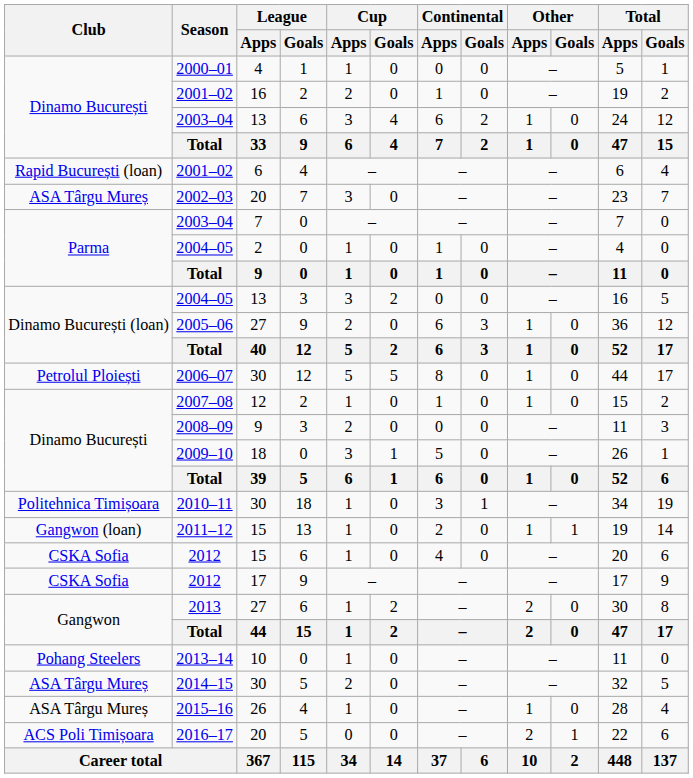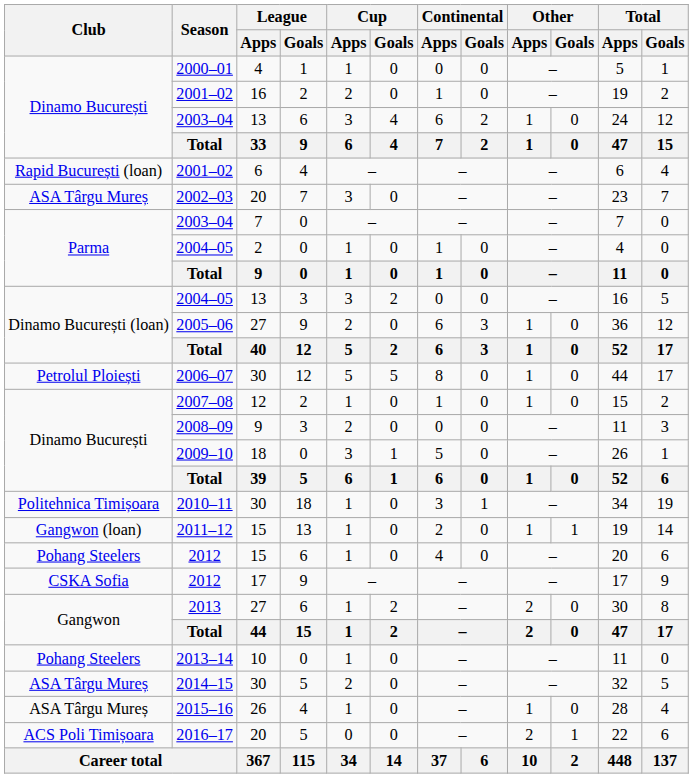(89, 555) CSKA Sofia -> (89, 555) Pohang Steelers
